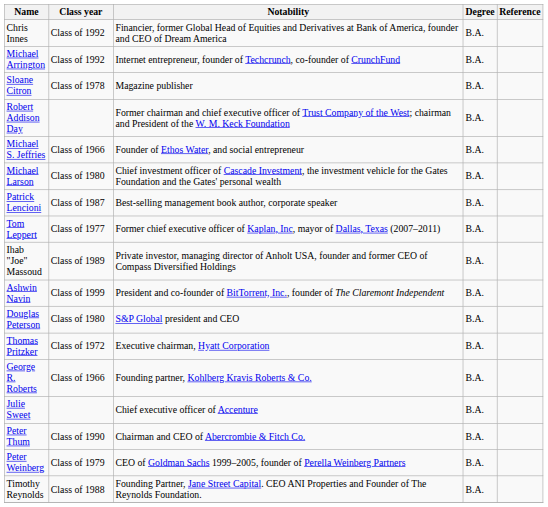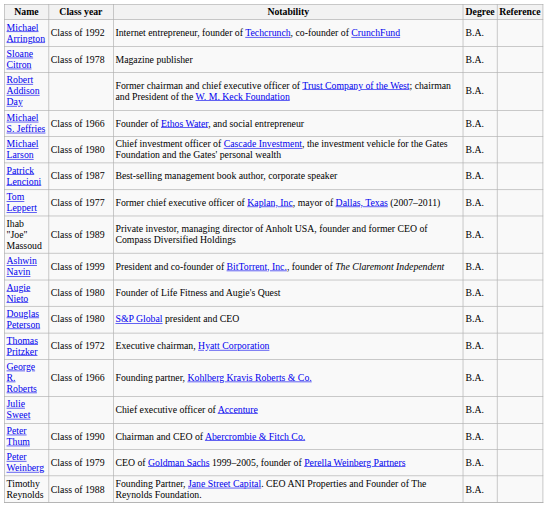- row: (17, 33)
+ row: (18, 293)
